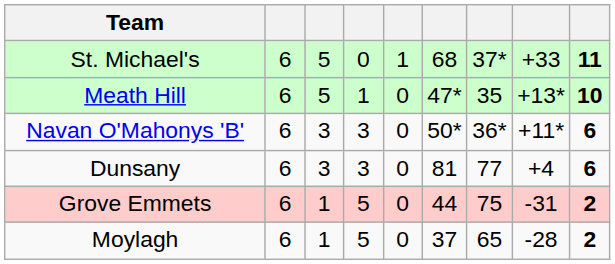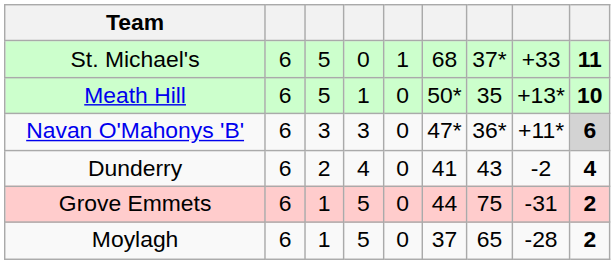(445, 95) 47* -> (445, 95) 50*
(445, 131) 50* -> (445, 131) 47*
(590, 131) no background -> (590, 131) lightgrey background
- row: (135, 167)
+ row: (135, 167)
